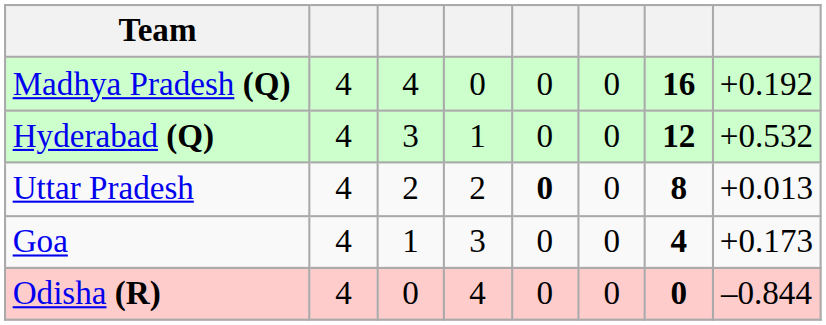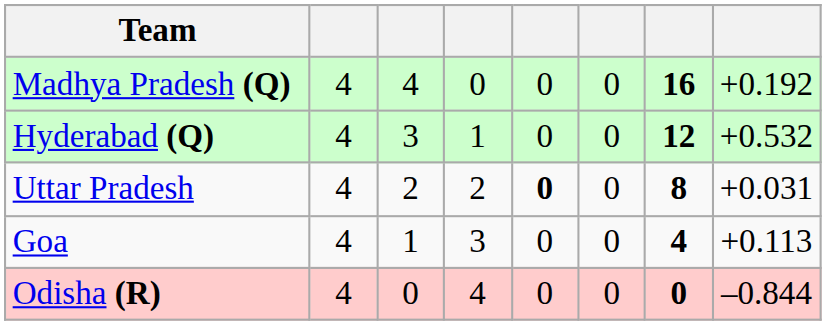(766, 188) +0.013 -> (766, 188) +0.031
(766, 240) +0.173 -> (766, 240) +0.113
